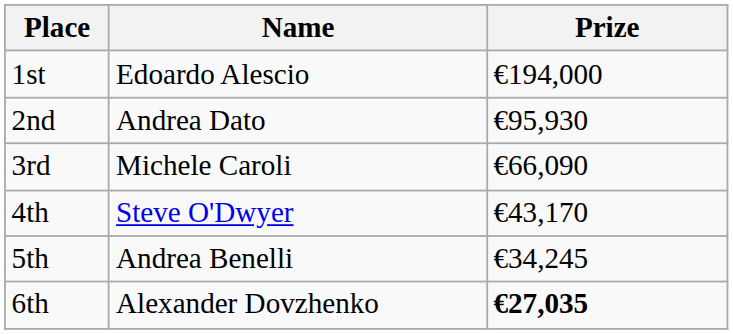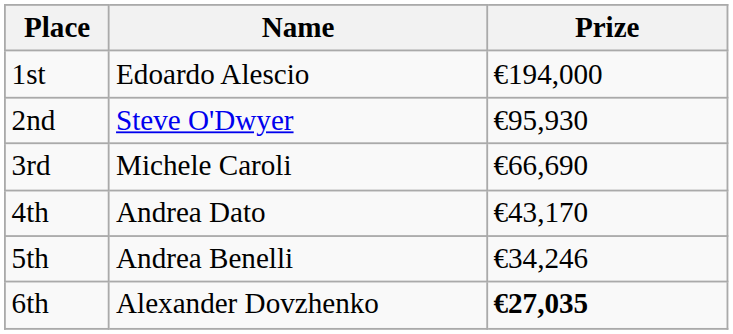(191, 119) Andrea Dato -> (205, 119) Steve O'Dwyer
(541, 166) €66,090 -> (541, 166) €66,690
(205, 212) Steve O'Dwyer -> (191, 212) Andrea Dato
(541, 258) €34,245 -> (541, 258) €34,246
